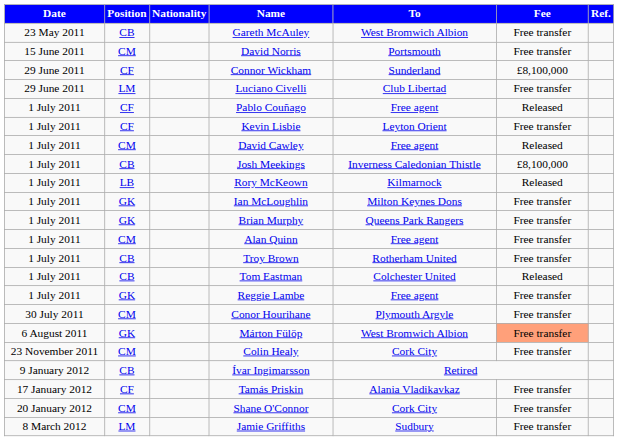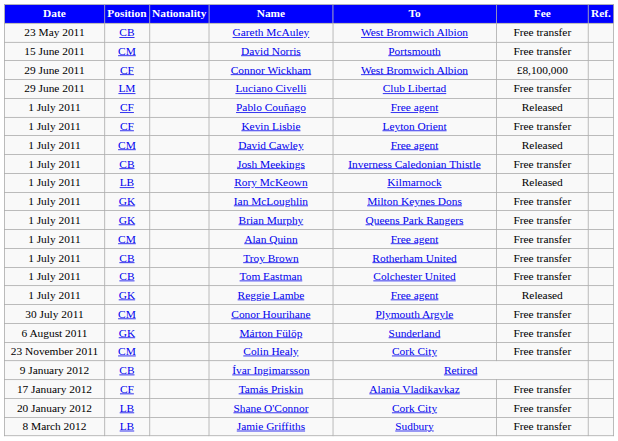(415, 70) Sunderland -> (415, 70) West Bromwich Albion
(542, 164) £8,100,000 -> (542, 164) Free transfer
(542, 276) Released -> (542, 276) Free transfer
(542, 295) Free transfer -> (542, 295) Released
(415, 333) West Bromwich Albion -> (415, 333) Sunderland
(542, 333) lightsalmon background -> (542, 333) no background
(127, 408) CM -> (127, 408) LB
(127, 427) LM -> (127, 427) LB
